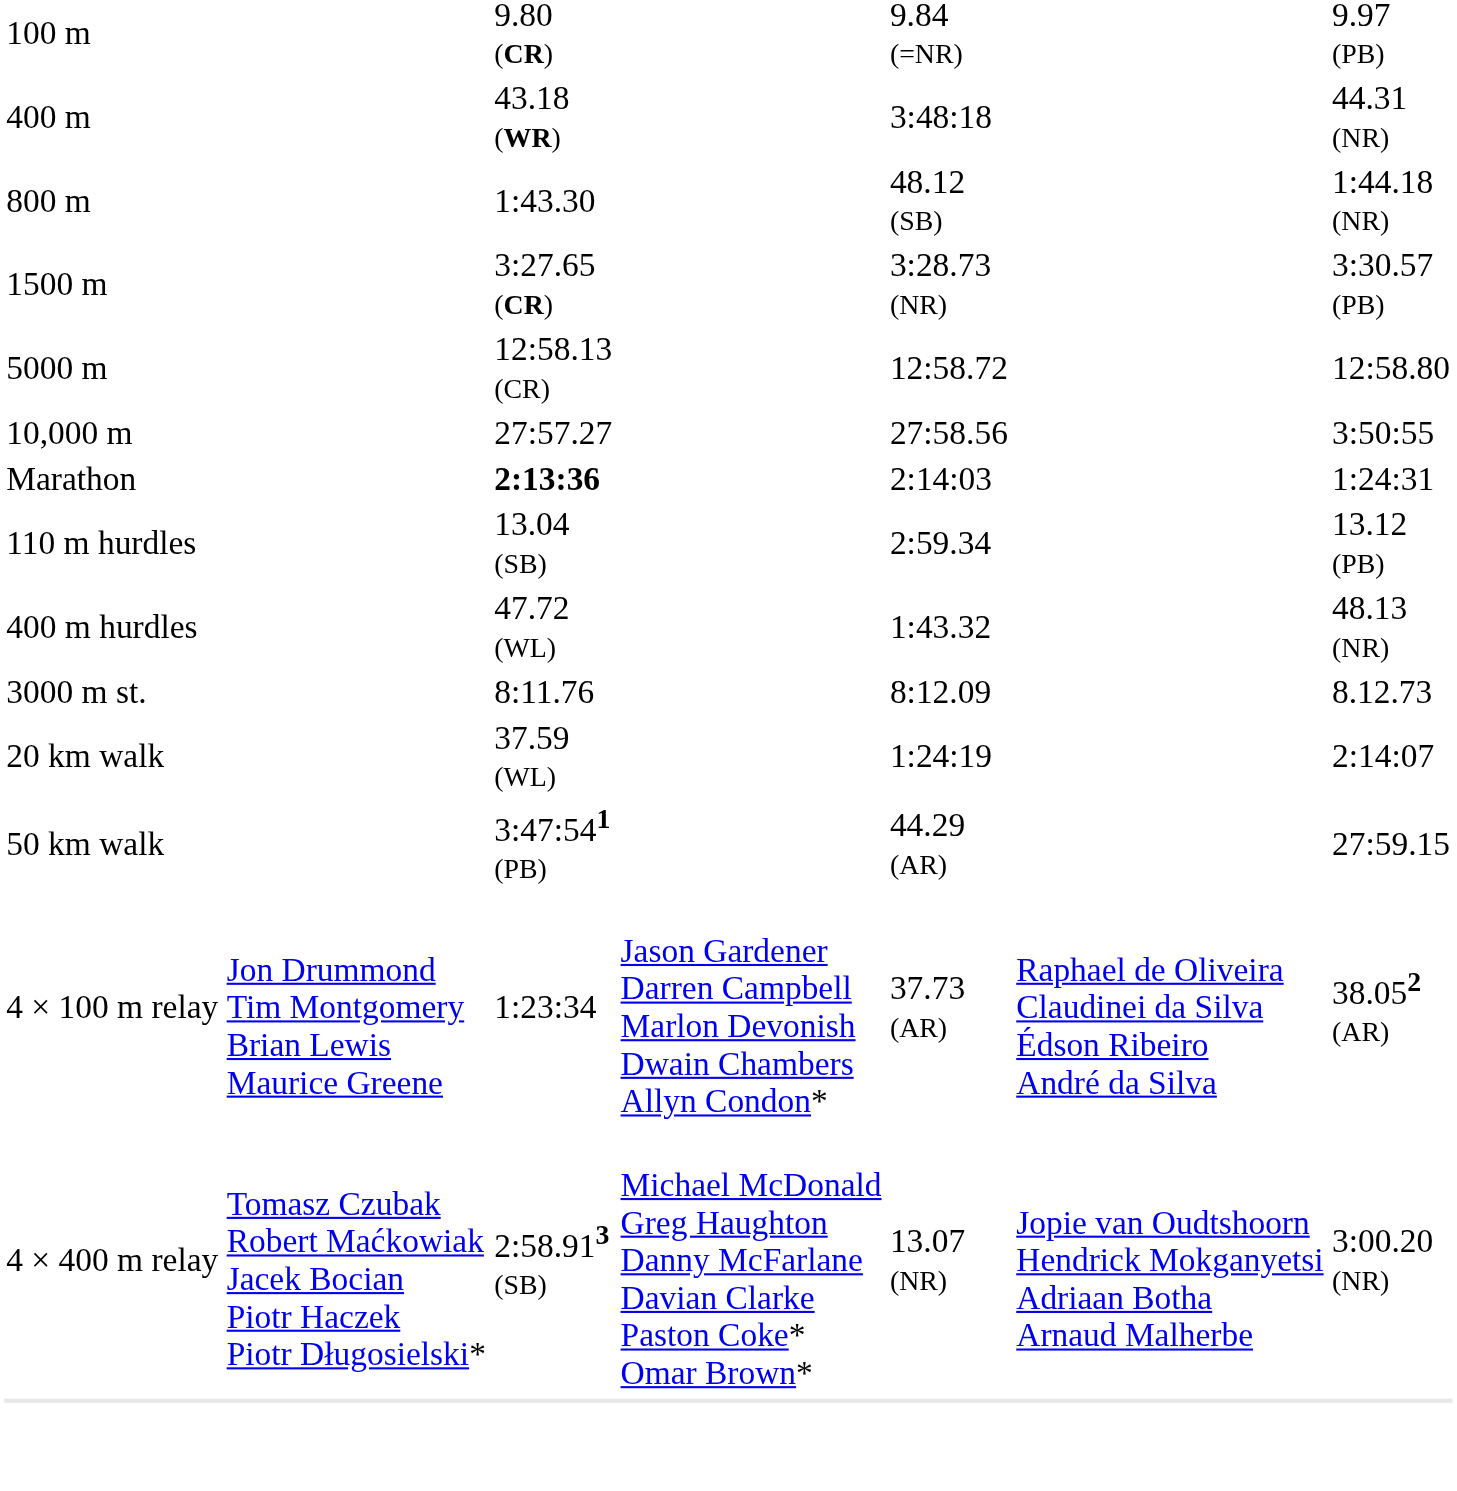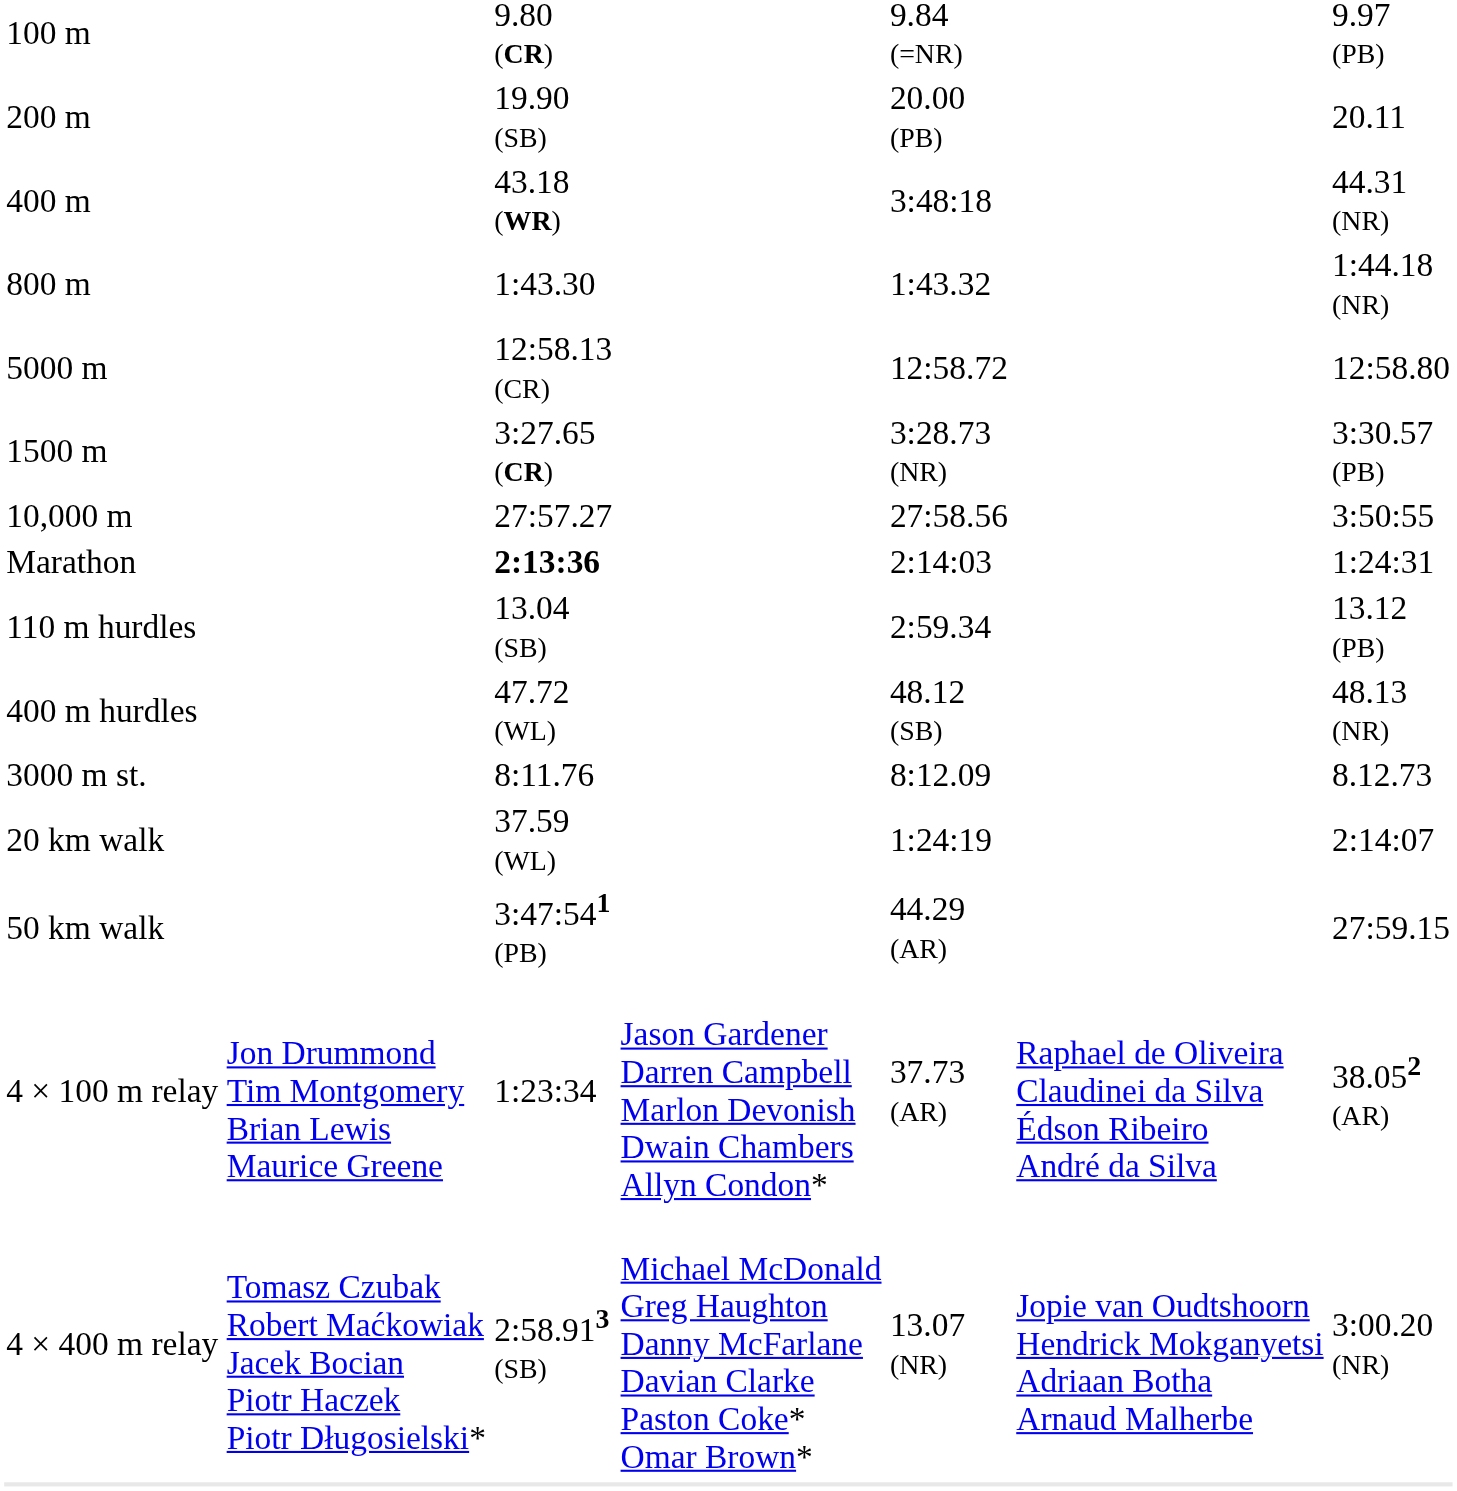+ row: (49, 116)
(928, 200) 48.12 (SB) -> (941, 284) 1:43.32
rows swapped: (57, 284) <-> (57, 367)
(941, 626) 1:43.32 -> (928, 710) 48.12 (SB)
